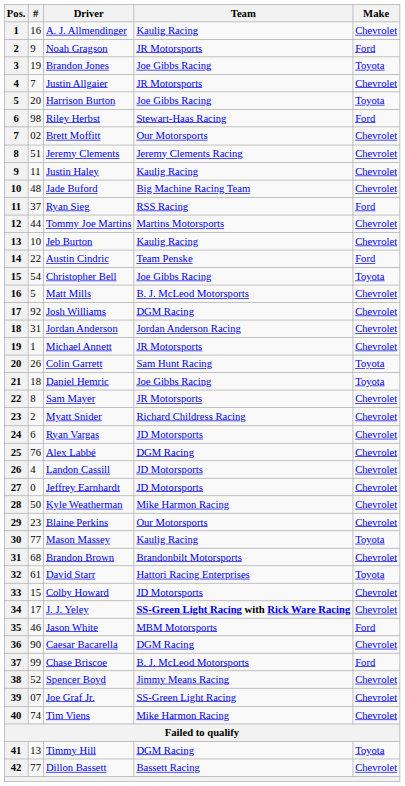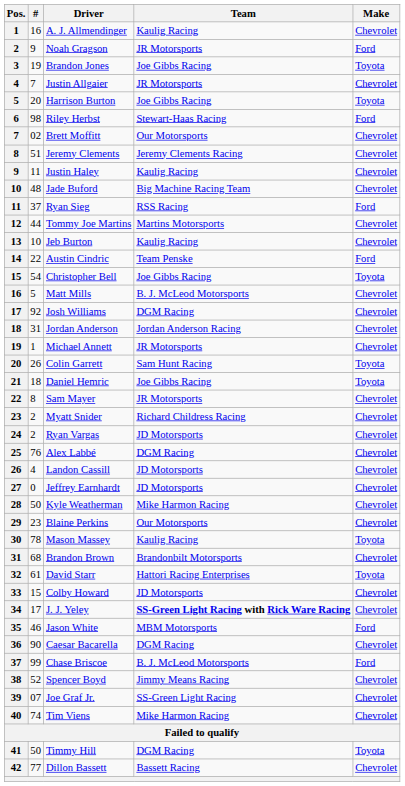(33, 434) 6 -> (33, 434) 2
(36, 539) 77 -> (36, 539) 78
(36, 750) 13 -> (36, 750) 50
